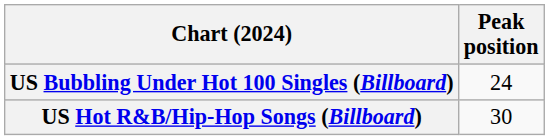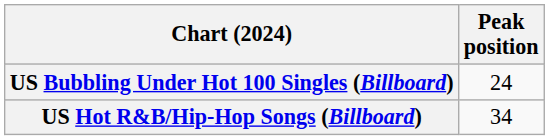(501, 116) 30 -> (501, 116) 34
